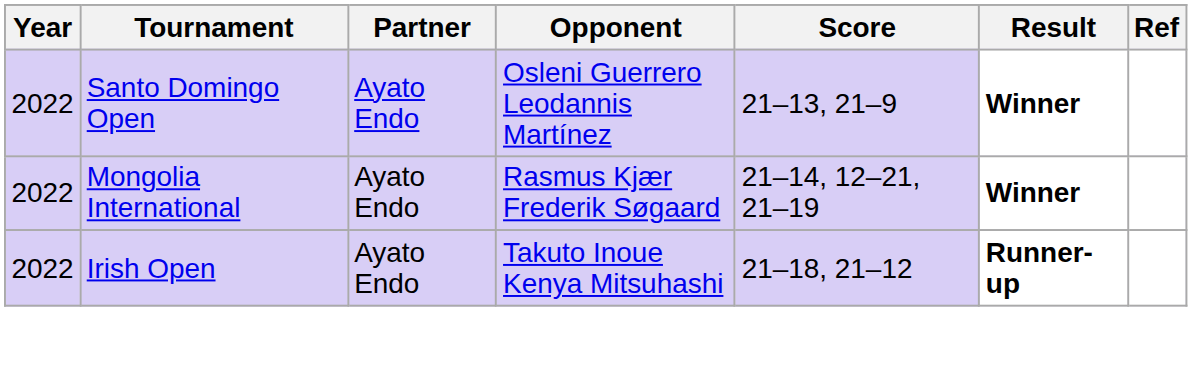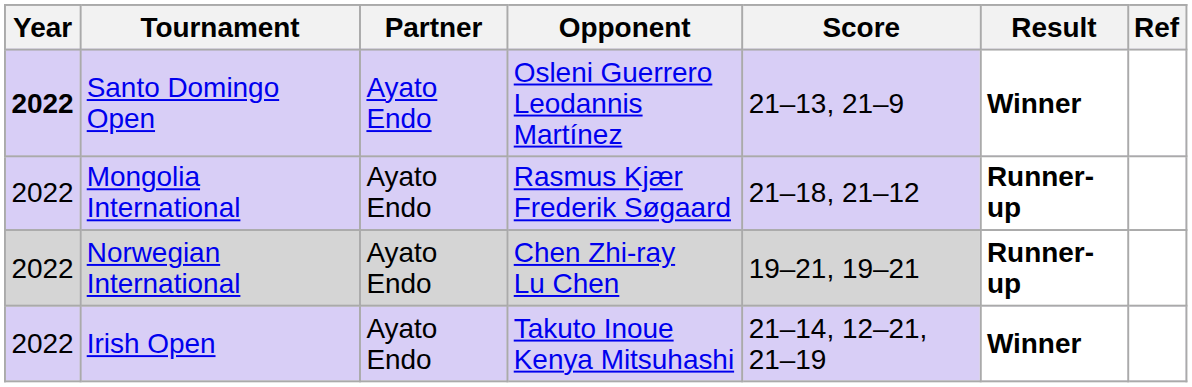(43, 103) normal -> (43, 103) bold
(831, 193) 21–14, 12–21, 21–19 -> (834, 193) 21–18, 21–12
(1033, 193) Winner -> (1040, 193) Runner-up
+ row: (164, 268)
(827, 268) 21–18, 21–12 -> (838, 344) 21–14, 12–21, 21–19
(1039, 268) Runner-up -> (1034, 344) Winner
